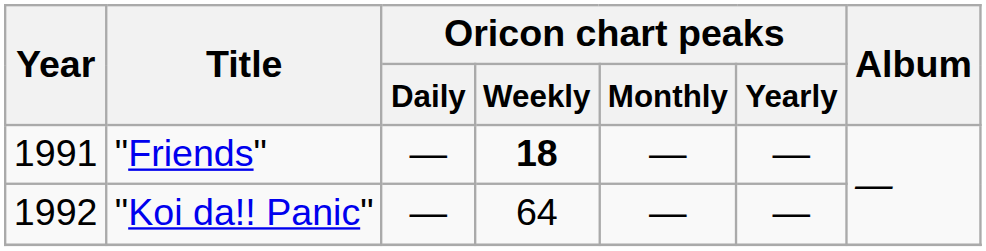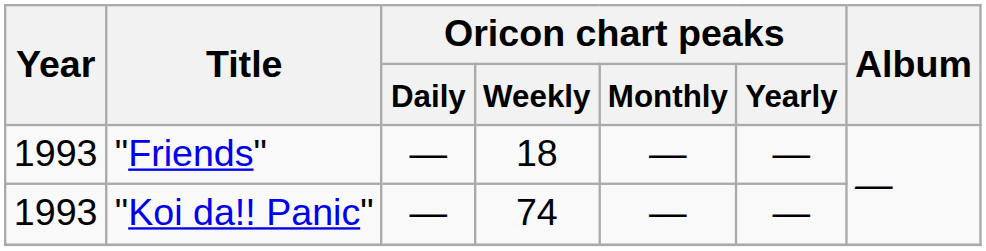(56, 153) 1991 -> (56, 153) 1993
(537, 153) bold -> (537, 153) normal
(56, 213) 1992 -> (56, 213) 1993
(537, 213) 64 -> (537, 213) 74
